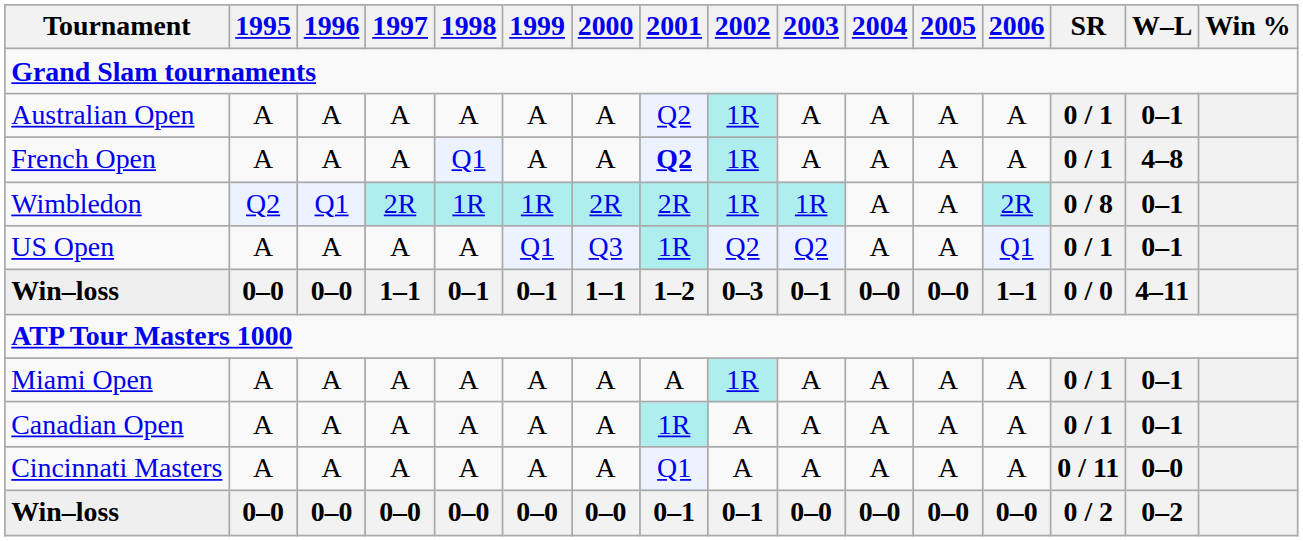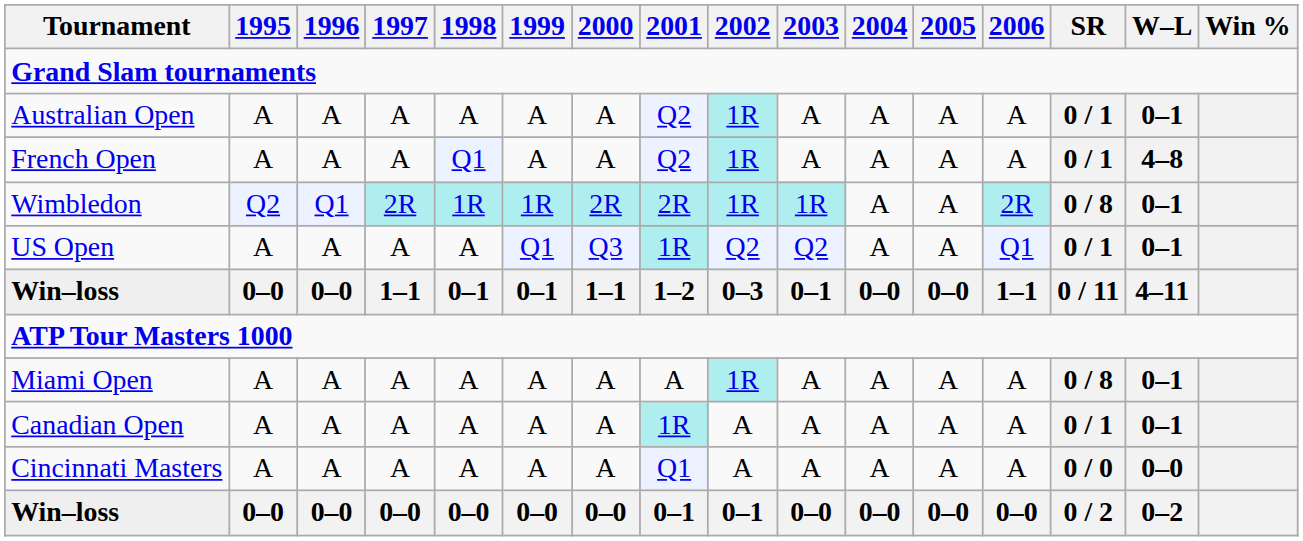(674, 159) bold -> (674, 159) normal
(1088, 291) 0 / 0 -> (1088, 291) 0 / 11
(1088, 379) 0 / 1 -> (1088, 379) 0 / 8
(1088, 468) 0 / 11 -> (1088, 468) 0 / 0
